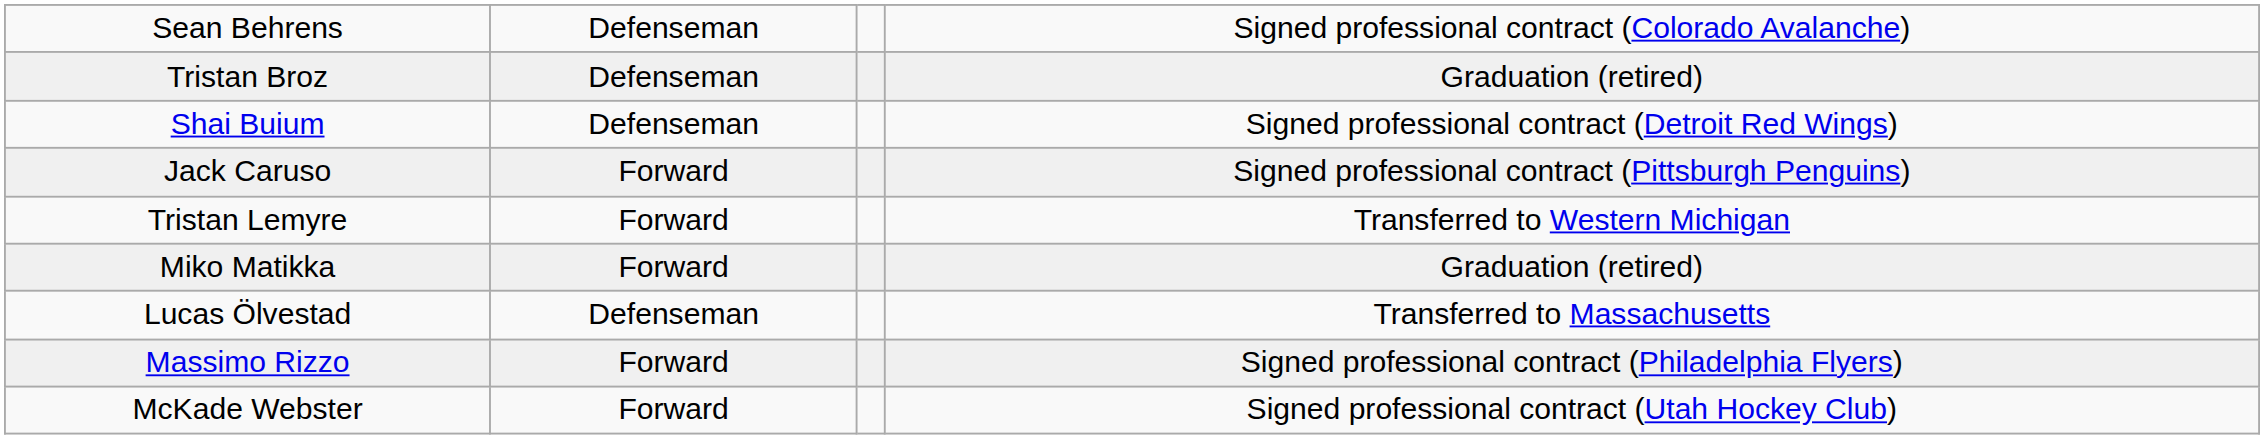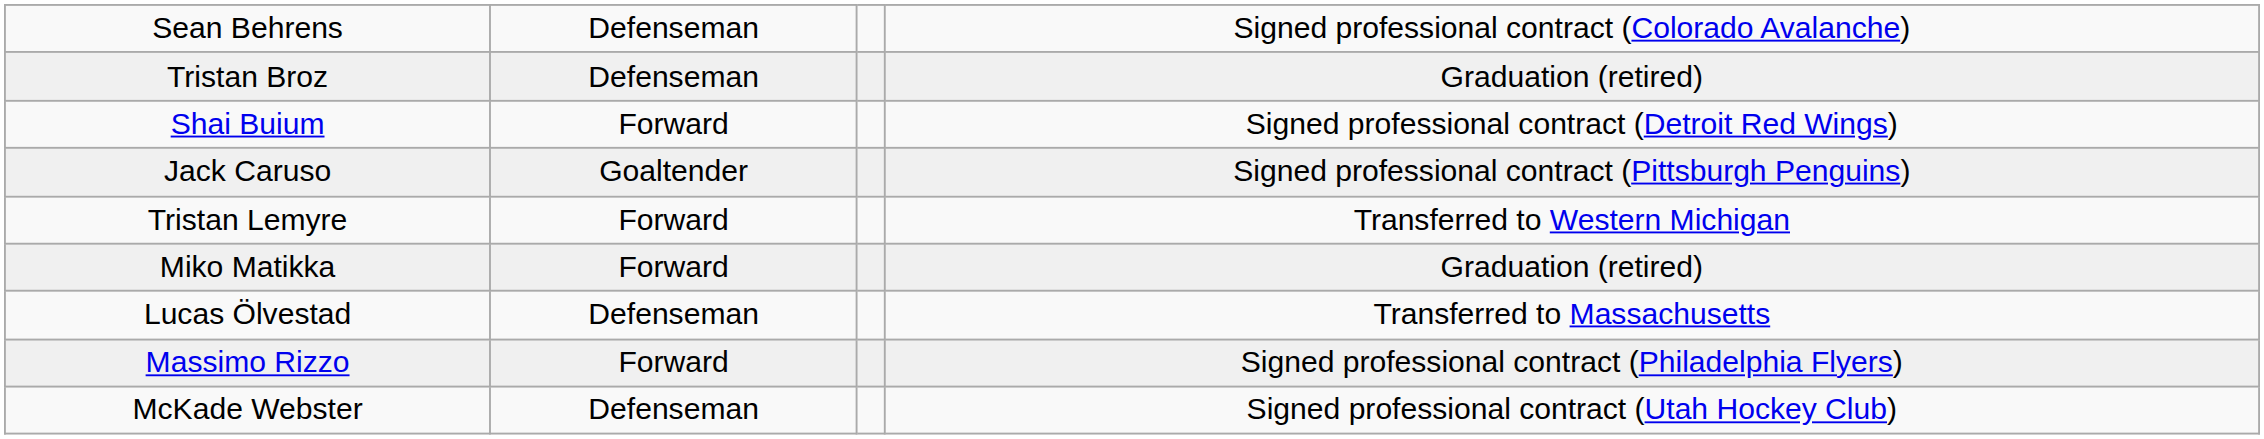(674, 123) Defenseman -> (674, 123) Forward
(674, 171) Forward -> (674, 171) Goaltender
(674, 409) Forward -> (674, 409) Defenseman
